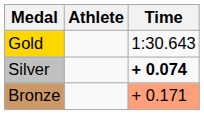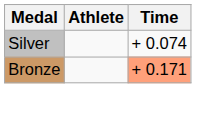- row: (26, 43)
(159, 69) bold -> (159, 43) normal
